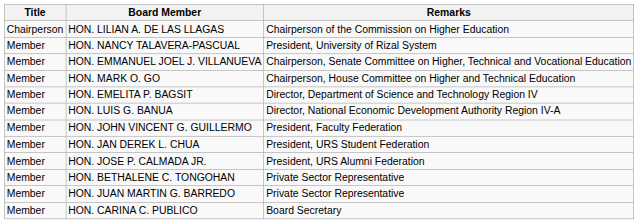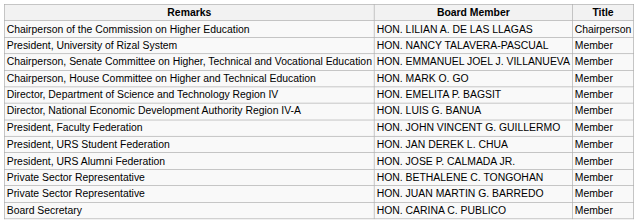columns swapped: (35, 12) <-> (449, 12)
